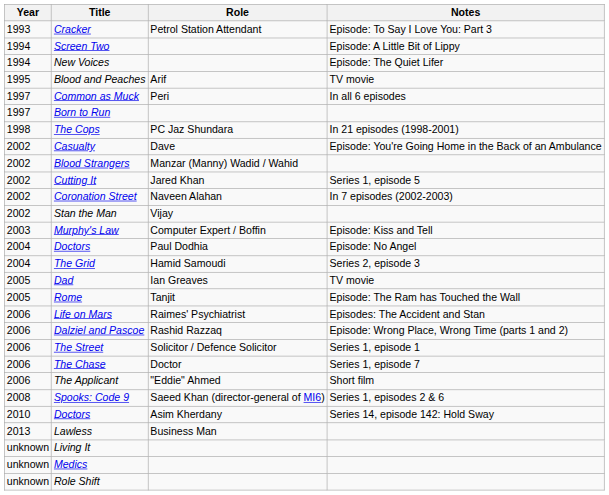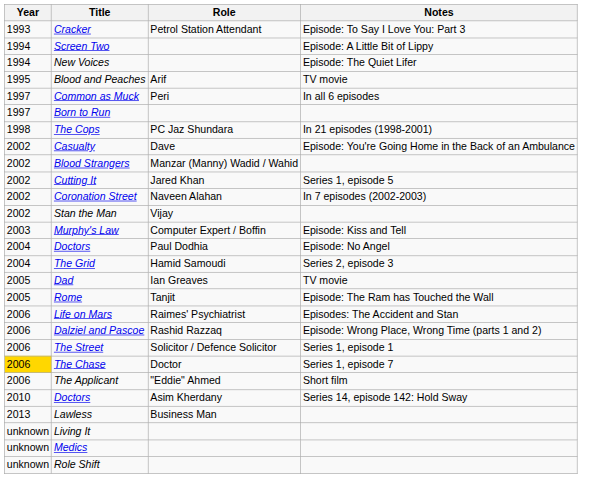(19, 364) no background -> (19, 364) gold background
- row: (91, 398)
